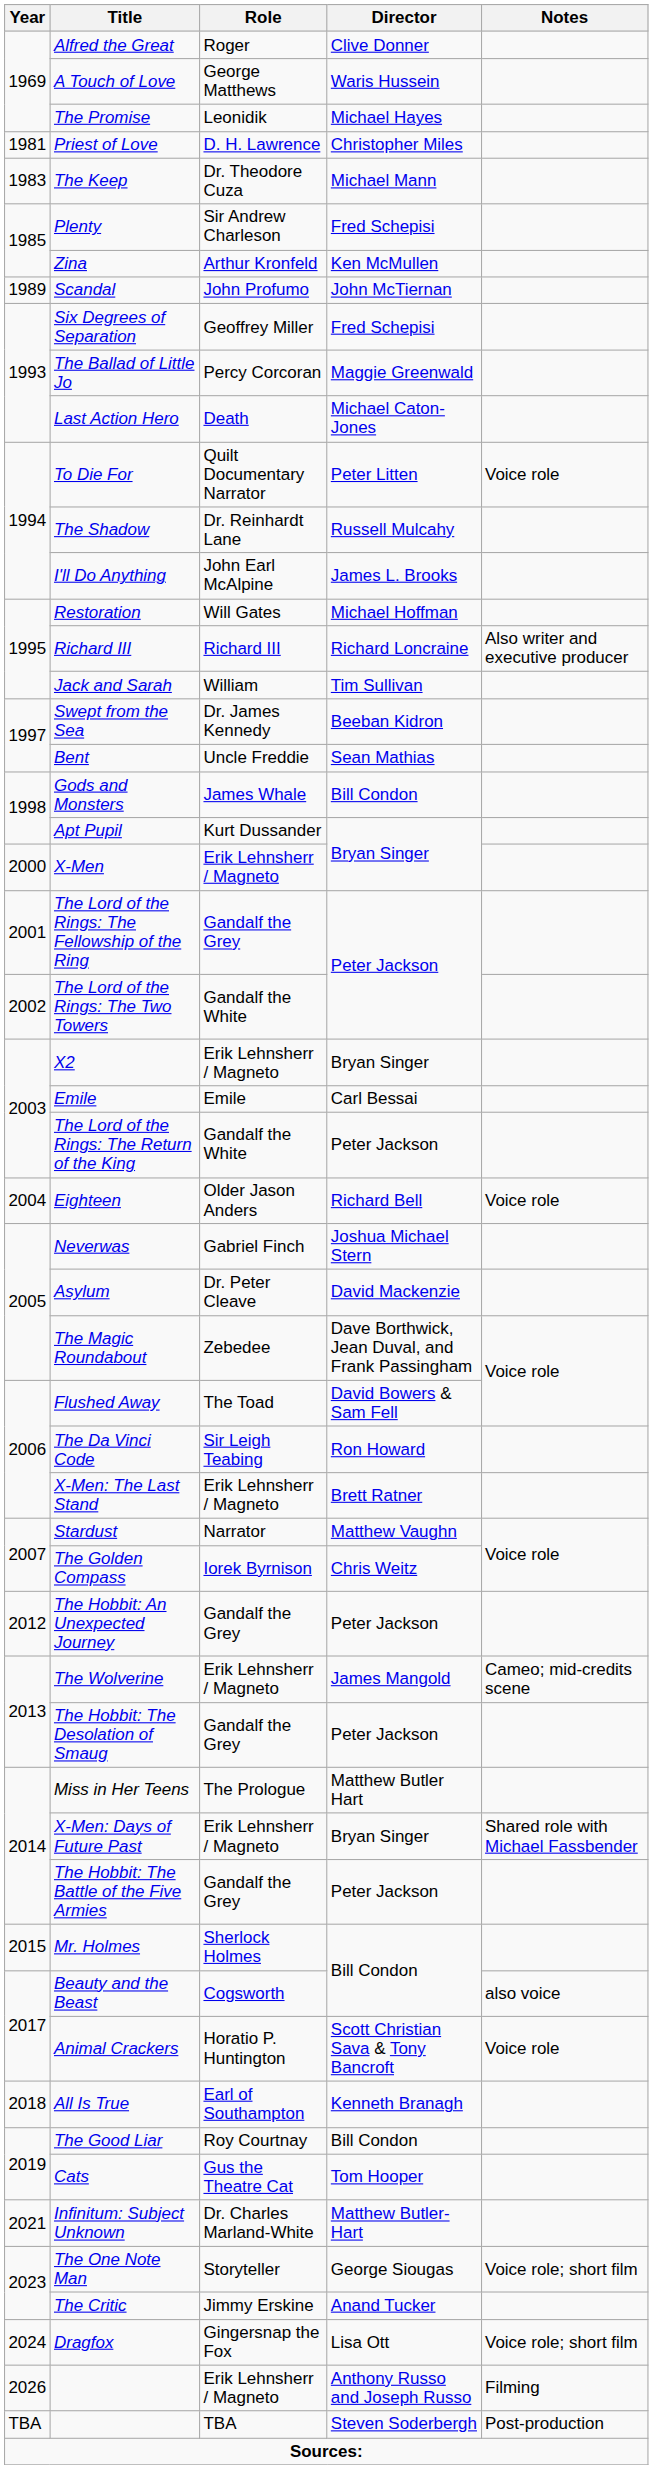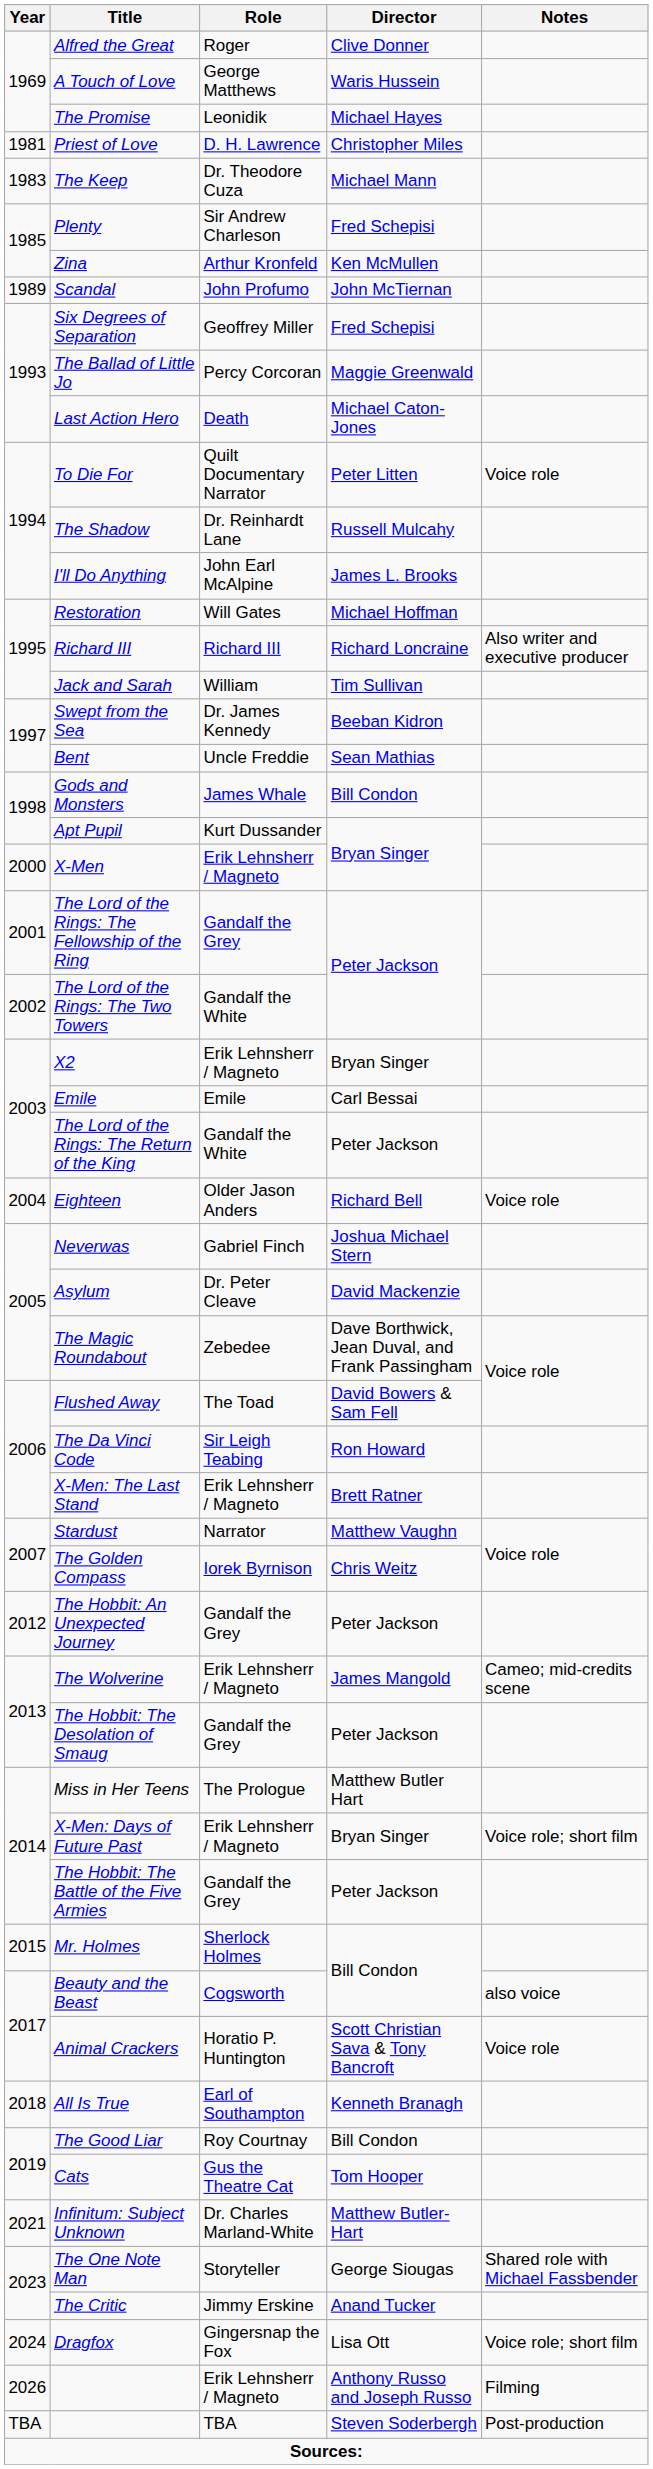(561, 1836) Shared role with Michael Fassbender -> (561, 1836) Voice role; short film
(561, 2269) Voice role; short film -> (561, 2269) Shared role with Michael Fassbender
